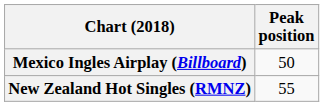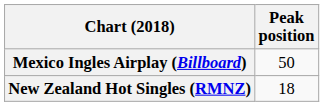(286, 88) 55 -> (286, 88) 18
